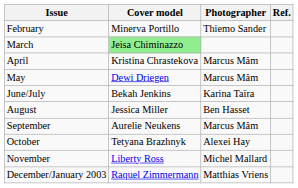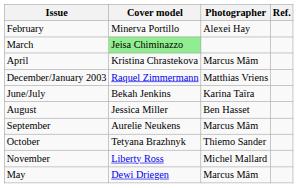(235, 28) Thiemo Sander -> (227, 28) Alexei Hay
rows swapped: (16, 77) <-> (57, 175)
(227, 142) Alexei Hay -> (235, 142) Thiemo Sander
